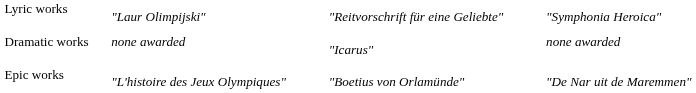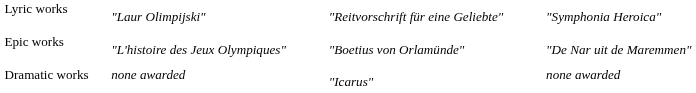rows swapped: (47, 42) <-> (34, 74)
